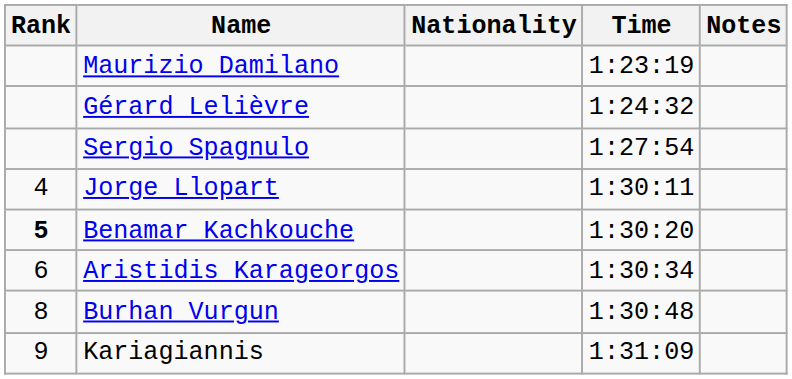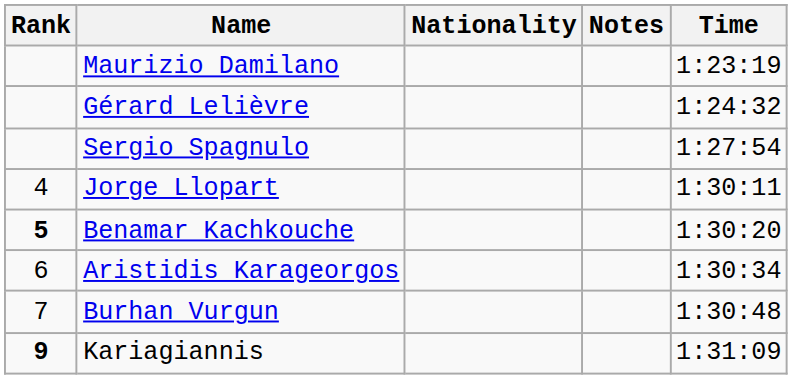columns swapped: (642, 25) <-> (744, 25)
(41, 312) 8 -> (41, 312) 7
(41, 353) normal -> (41, 353) bold
